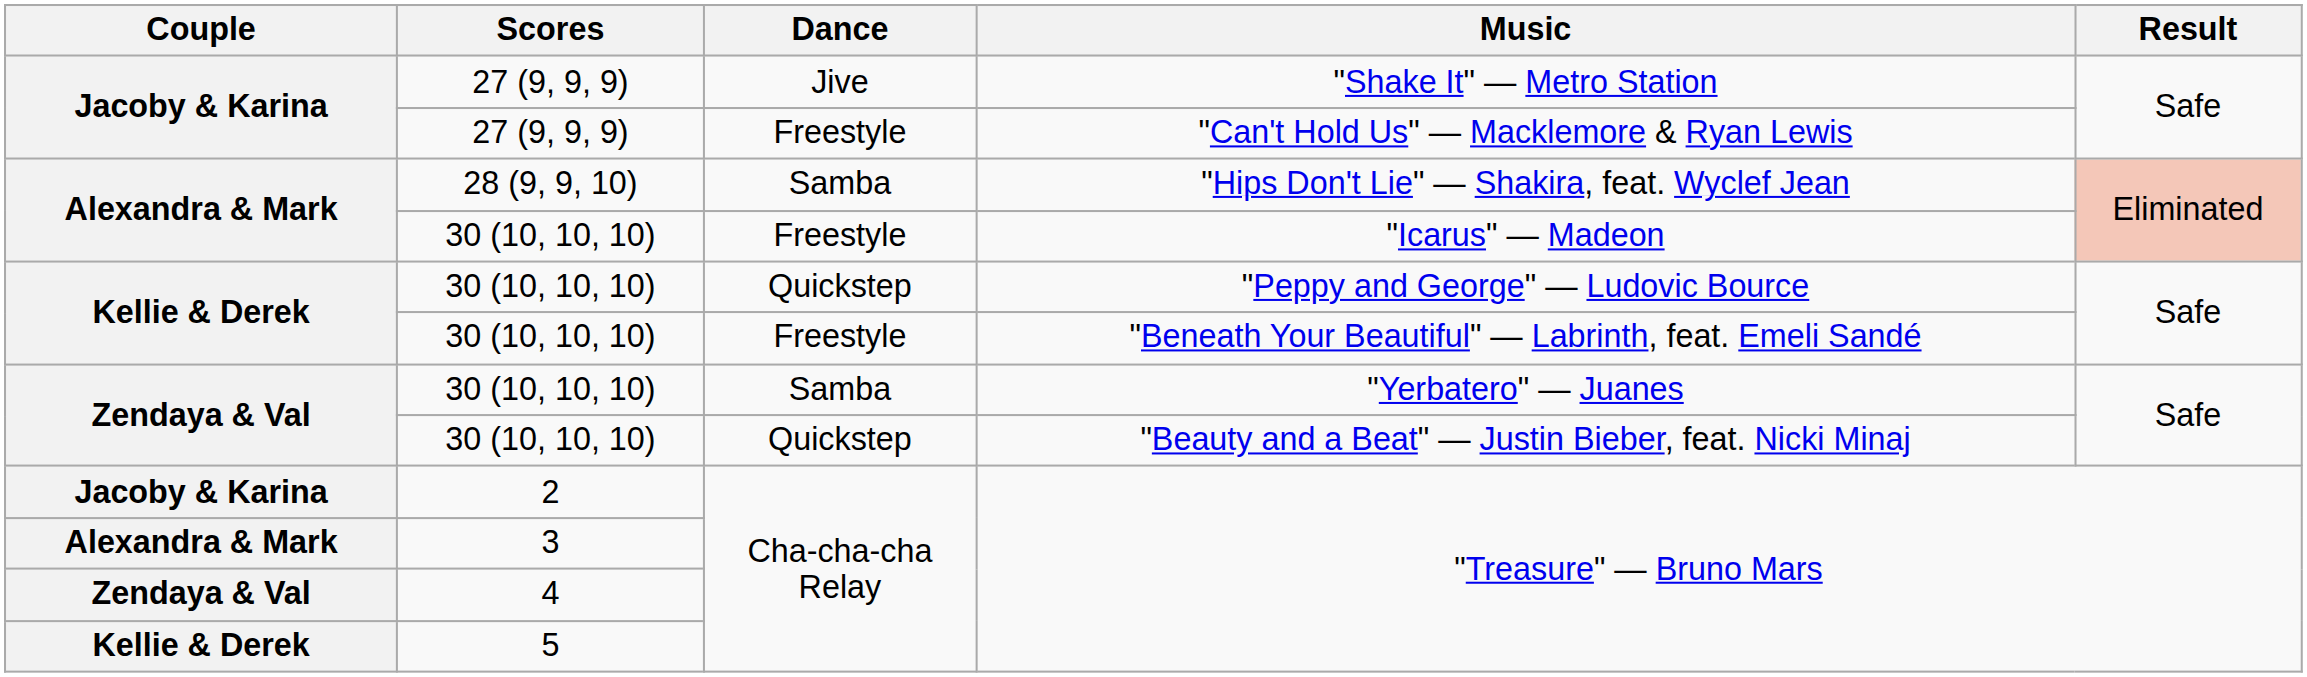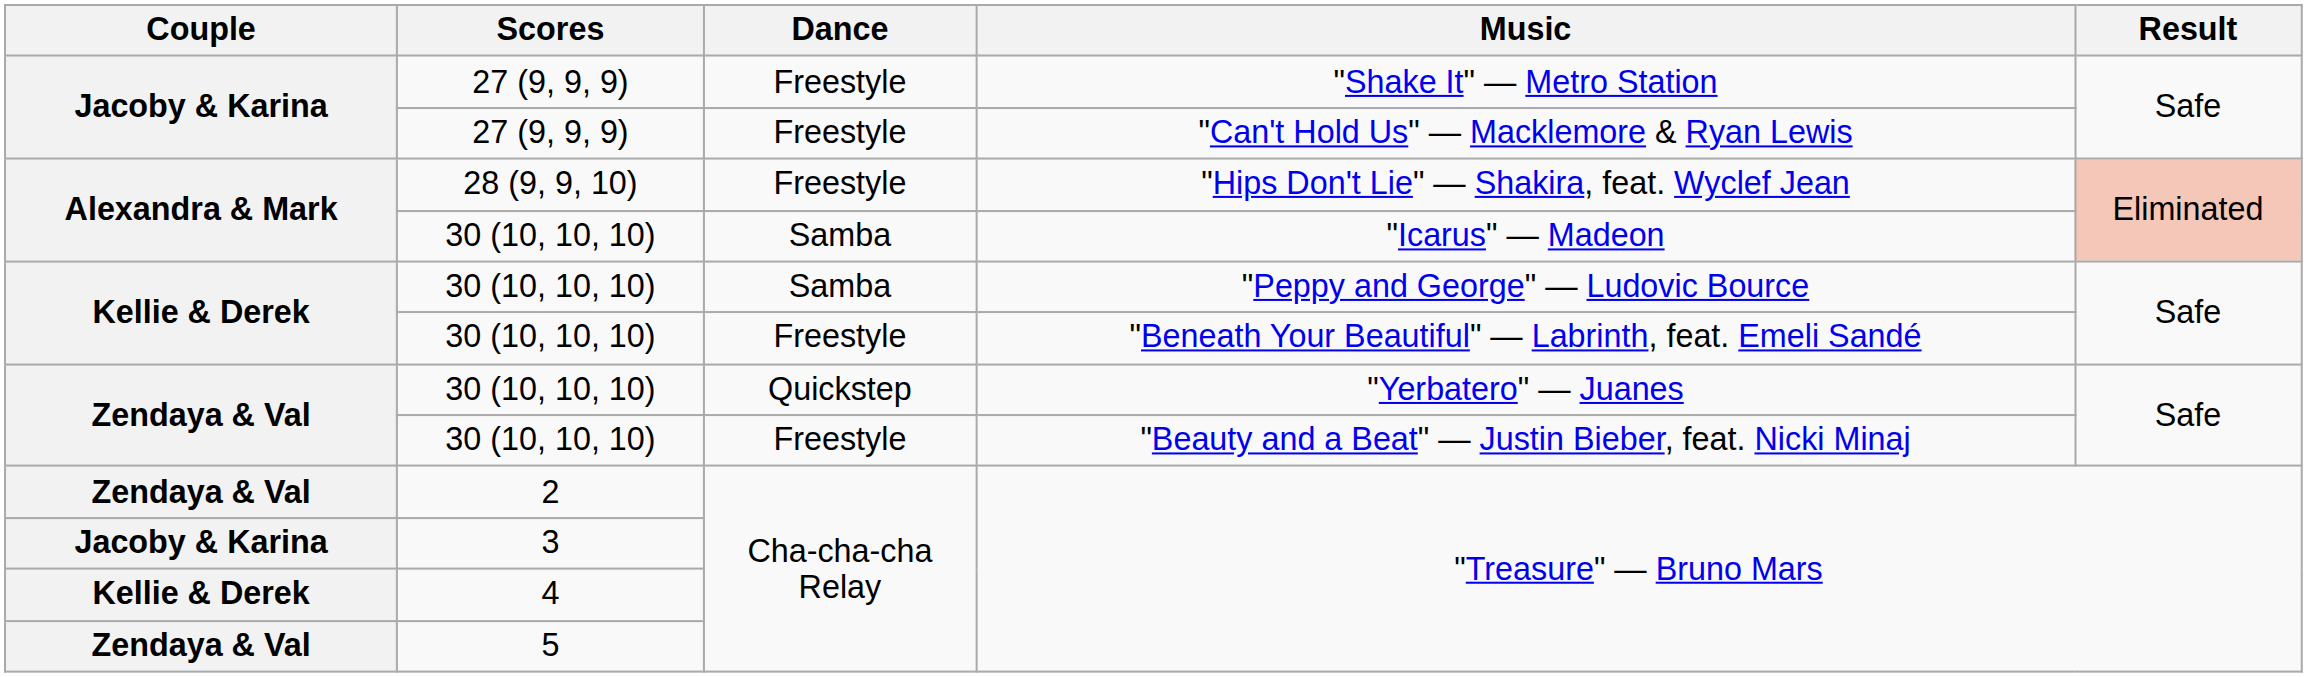(840, 81) Jive -> (840, 81) Freestyle
(840, 183) Samba -> (840, 183) Freestyle
(840, 235) Freestyle -> (840, 235) Samba
(840, 286) Quickstep -> (840, 286) Samba
(840, 388) Samba -> (840, 388) Quickstep
(840, 440) Quickstep -> (840, 440) Freestyle
(201, 491) Jacoby & Karina -> (201, 491) Zendaya & Val
(201, 542) Alexandra & Mark -> (201, 542) Jacoby & Karina
(201, 593) Zendaya & Val -> (201, 593) Kellie & Derek
(201, 645) Kellie & Derek -> (201, 645) Zendaya & Val
